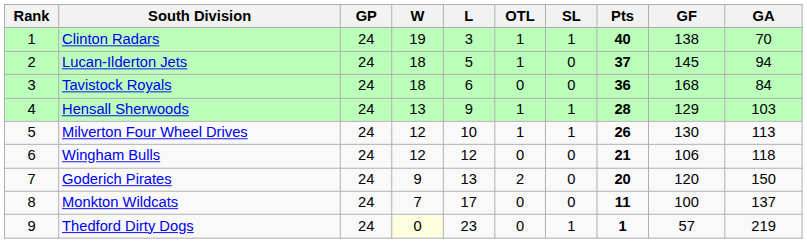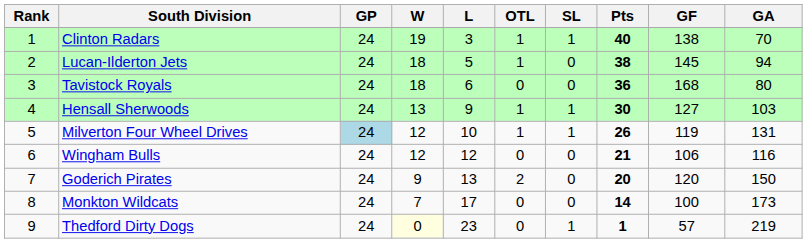(623, 62) 37 -> (623, 62) 38
(764, 86) 84 -> (764, 86) 80
(623, 109) 28 -> (623, 109) 30
(687, 109) 129 -> (687, 109) 127
(366, 132) no background -> (366, 132) lightblue background
(687, 132) 130 -> (687, 132) 119
(764, 132) 113 -> (764, 132) 131
(764, 156) 118 -> (764, 156) 116
(623, 202) 11 -> (623, 202) 14
(764, 202) 137 -> (764, 202) 173
